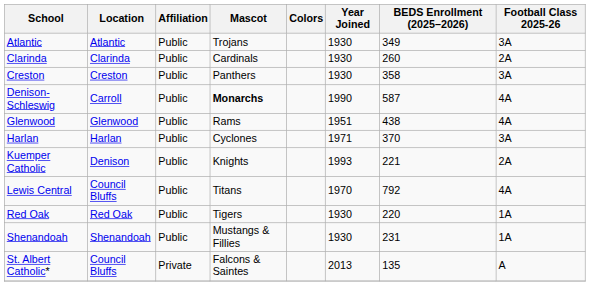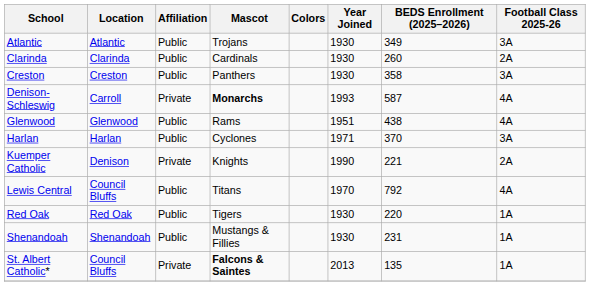(173, 99) Public -> (175, 99) Private
(340, 99) 1990 -> (342, 99) 1993
(173, 162) Public -> (175, 162) Private
(340, 162) 1993 -> (342, 162) 1990
(237, 266) normal -> (238, 266) bold
(502, 266) A -> (506, 266) 1A
